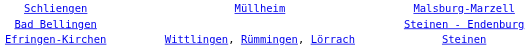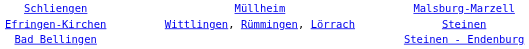rows swapped: (56, 24) <-> (56, 39)
